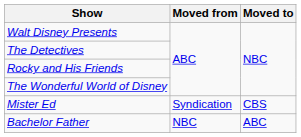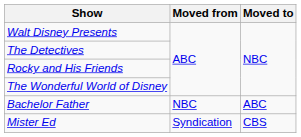rows swapped: (48, 123) <-> (31, 104)
